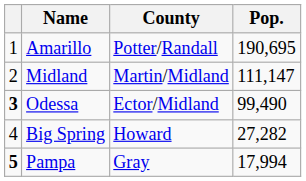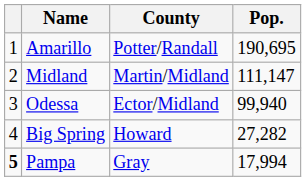(13, 104) bold -> (13, 104) normal
(262, 104) 99,490 -> (262, 104) 99,940
